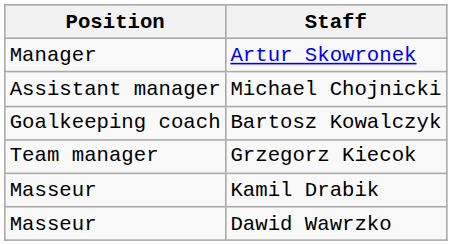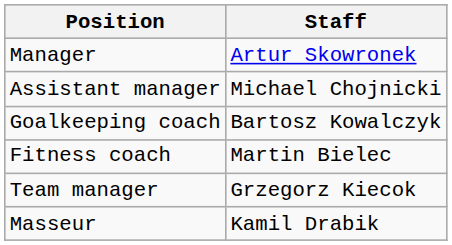+ row: (311, 156)
- row: (311, 224)
